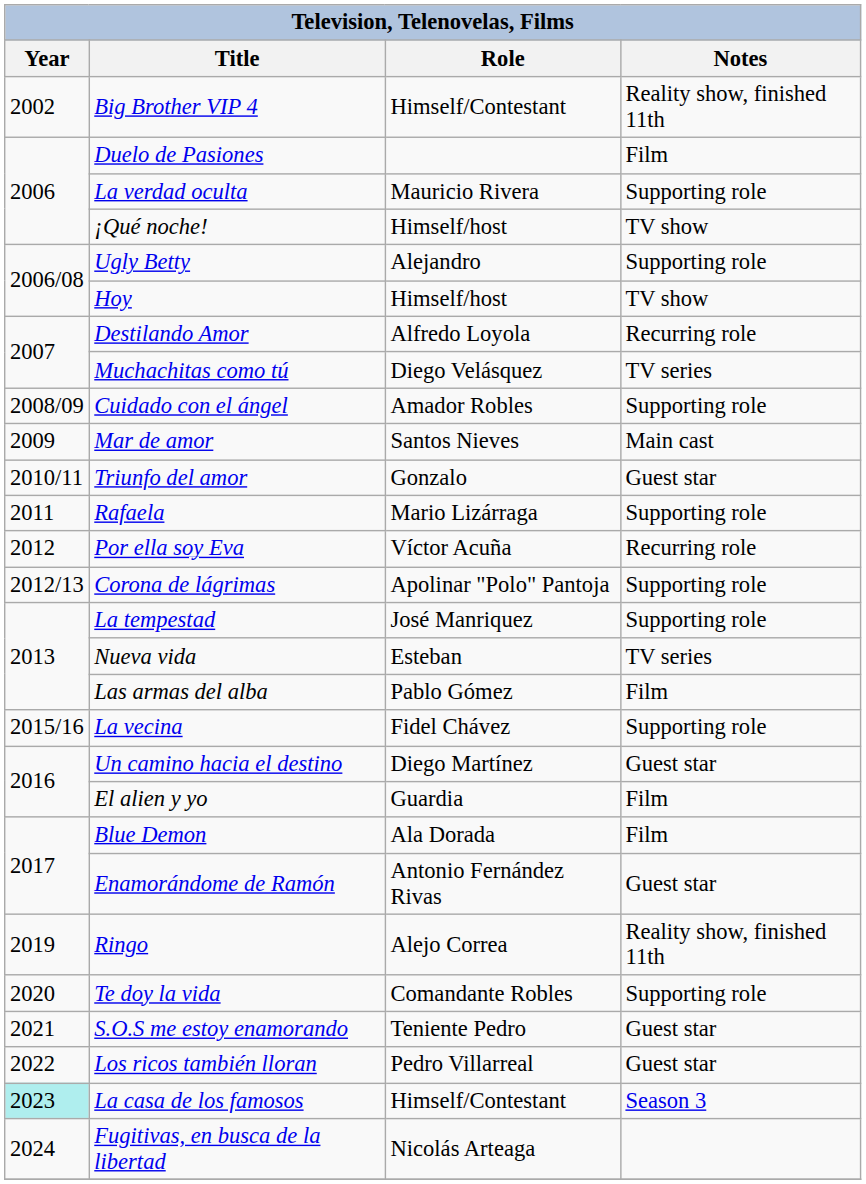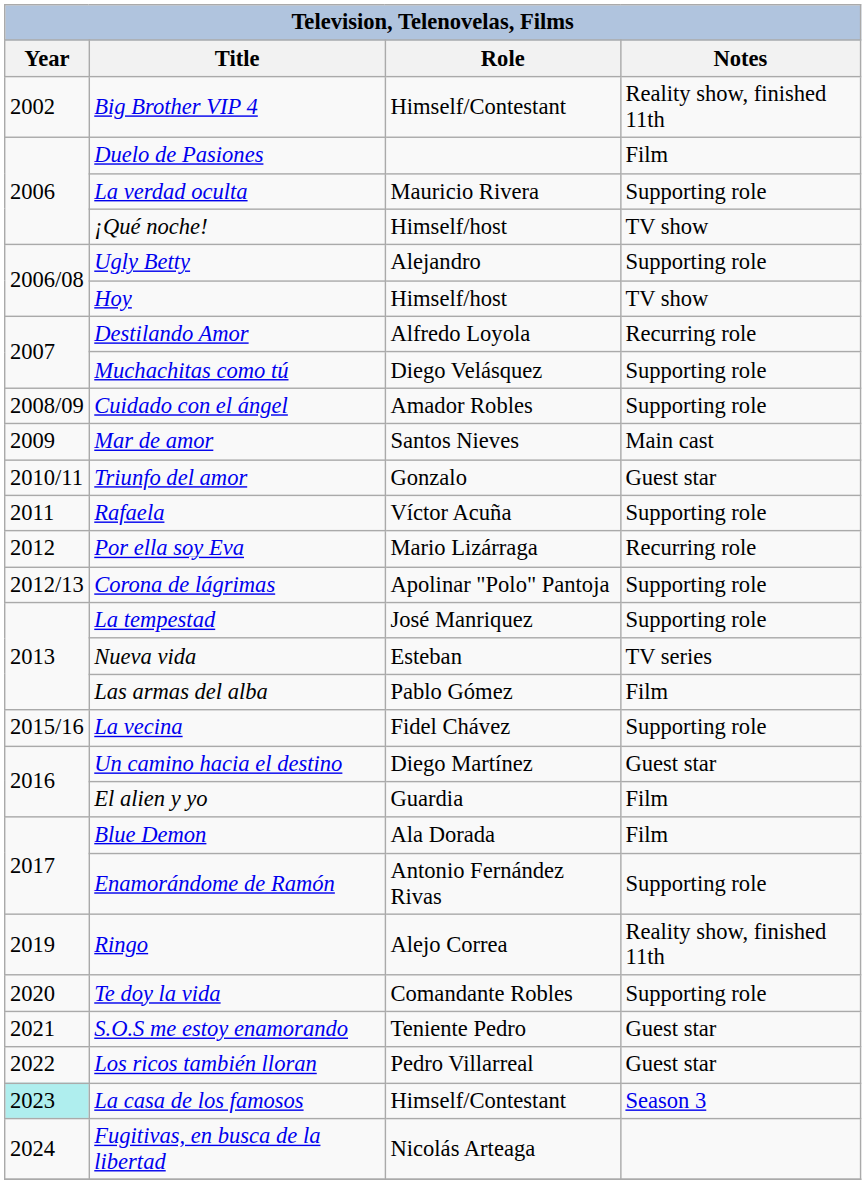(669, 369) TV series -> (696, 369) Supporting role
(464, 512) Mario Lizárraga -> (451, 512) Víctor Acuña
(451, 548) Víctor Acuña -> (464, 548) Mario Lizárraga
(671, 883) Guest star -> (696, 883) Supporting role
